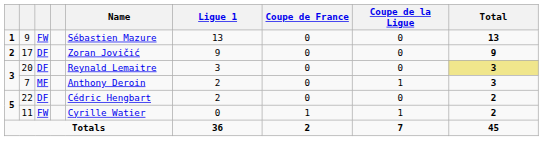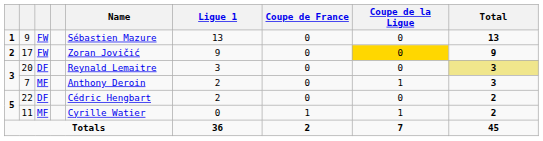(43, 53) DF -> (43, 53) FW
(400, 53) no background -> (400, 53) gold background
(43, 113) FW -> (43, 113) MF
